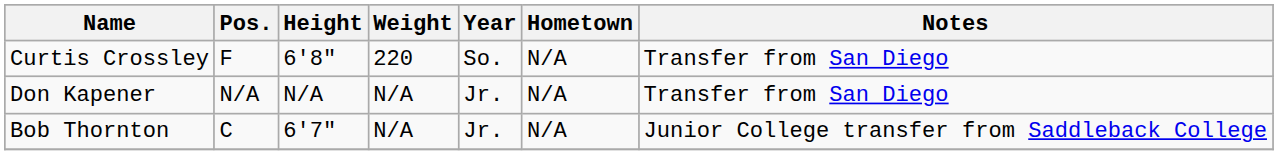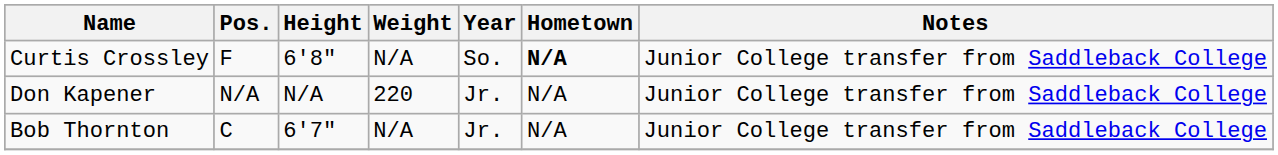(393, 59) 220 -> (393, 59) N/A
(547, 59) normal -> (547, 59) bold
(796, 59) Transfer from San Diego -> (955, 59) Junior College transfer from Saddleback College
(393, 95) N/A -> (393, 95) 220
(796, 95) Transfer from San Diego -> (955, 95) Junior College transfer from Saddleback College
